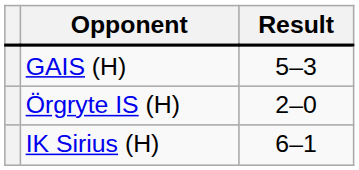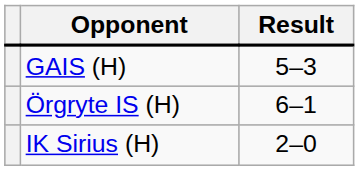(296, 105) 2–0 -> (296, 105) 6–1
(296, 144) 6–1 -> (296, 144) 2–0
